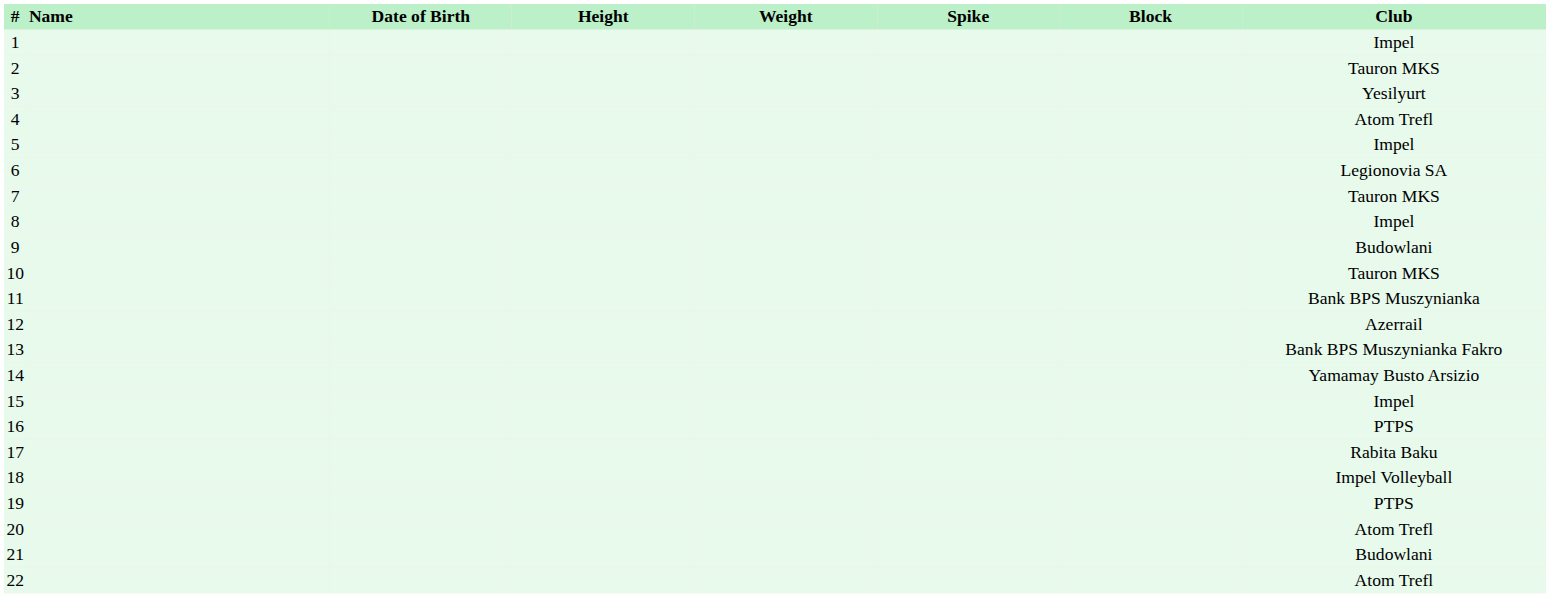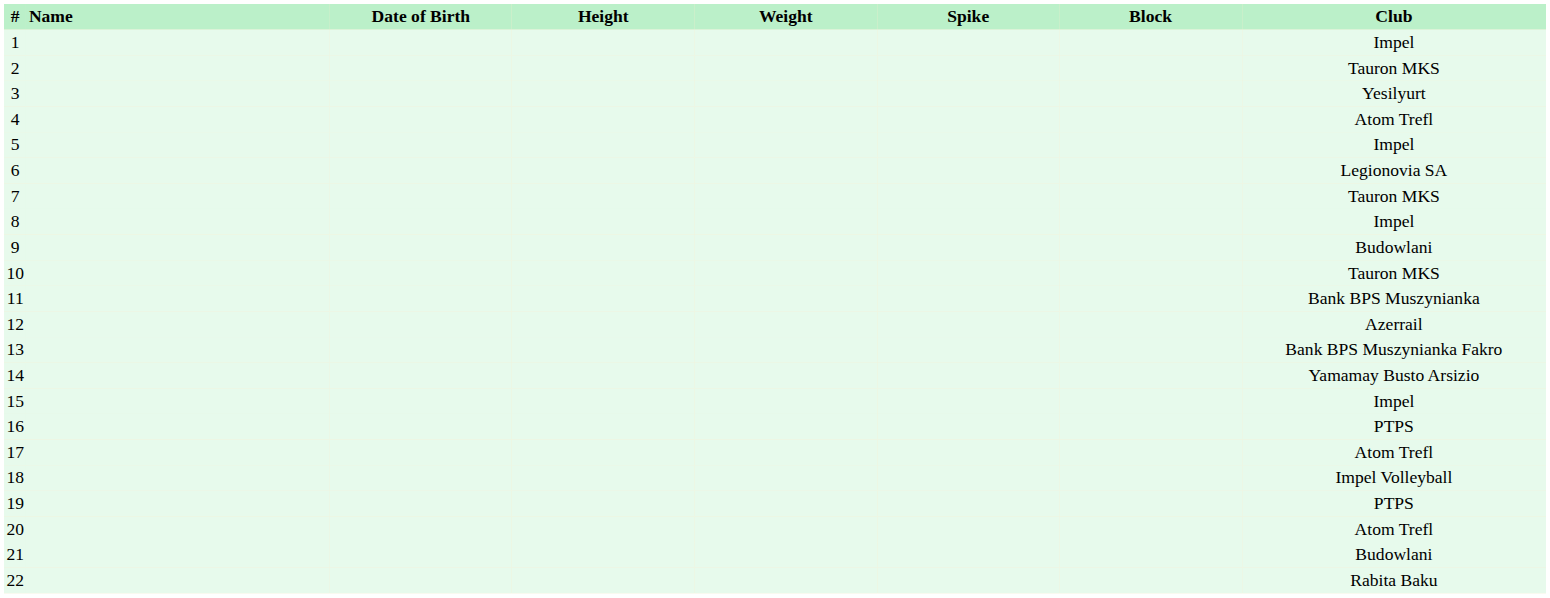(1394, 452) Rabita Baku -> (1394, 452) Atom Trefl
(1394, 580) Atom Trefl -> (1394, 580) Rabita Baku
